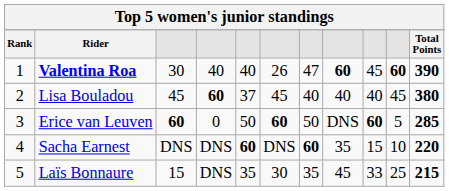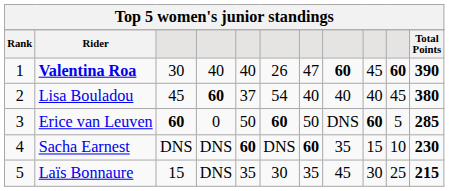(279, 96) 45 -> (279, 96) 54
(427, 147) 220 -> (427, 147) 230
(375, 172) 33 -> (375, 172) 30
